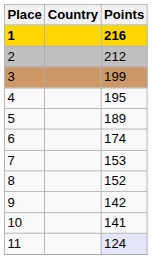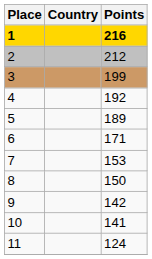(115, 98) 195 -> (115, 98) 192
(115, 139) 174 -> (115, 139) 171
(115, 181) 152 -> (115, 181) 150
(115, 243) lavender background -> (115, 243) no background
